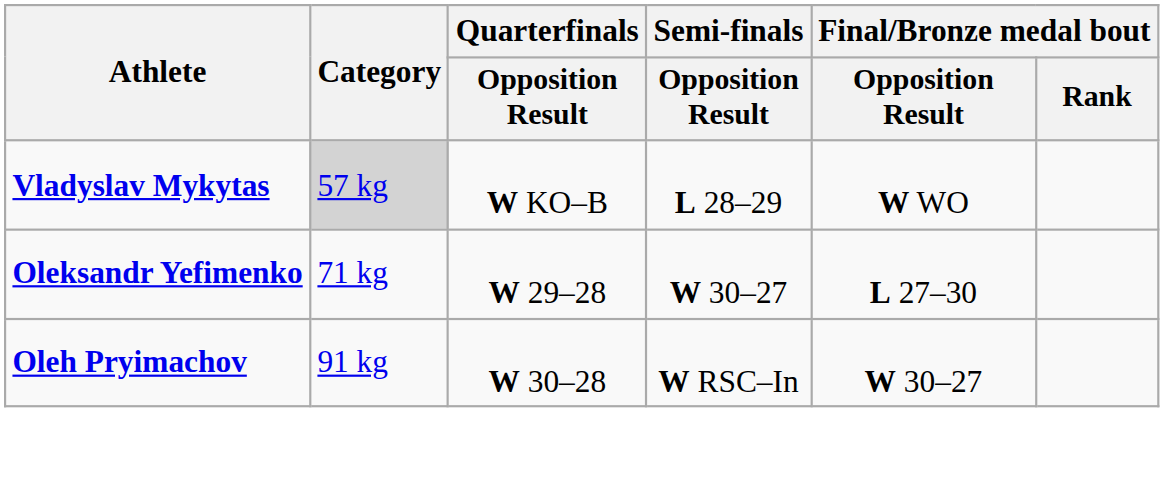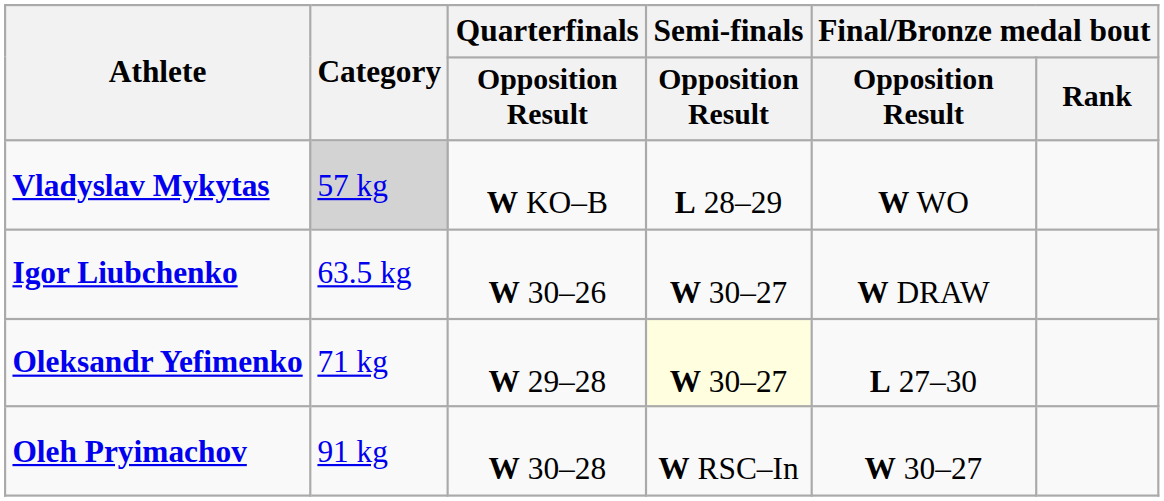+ row: (125, 273)
(728, 292) no background -> (728, 381) lightyellow background
